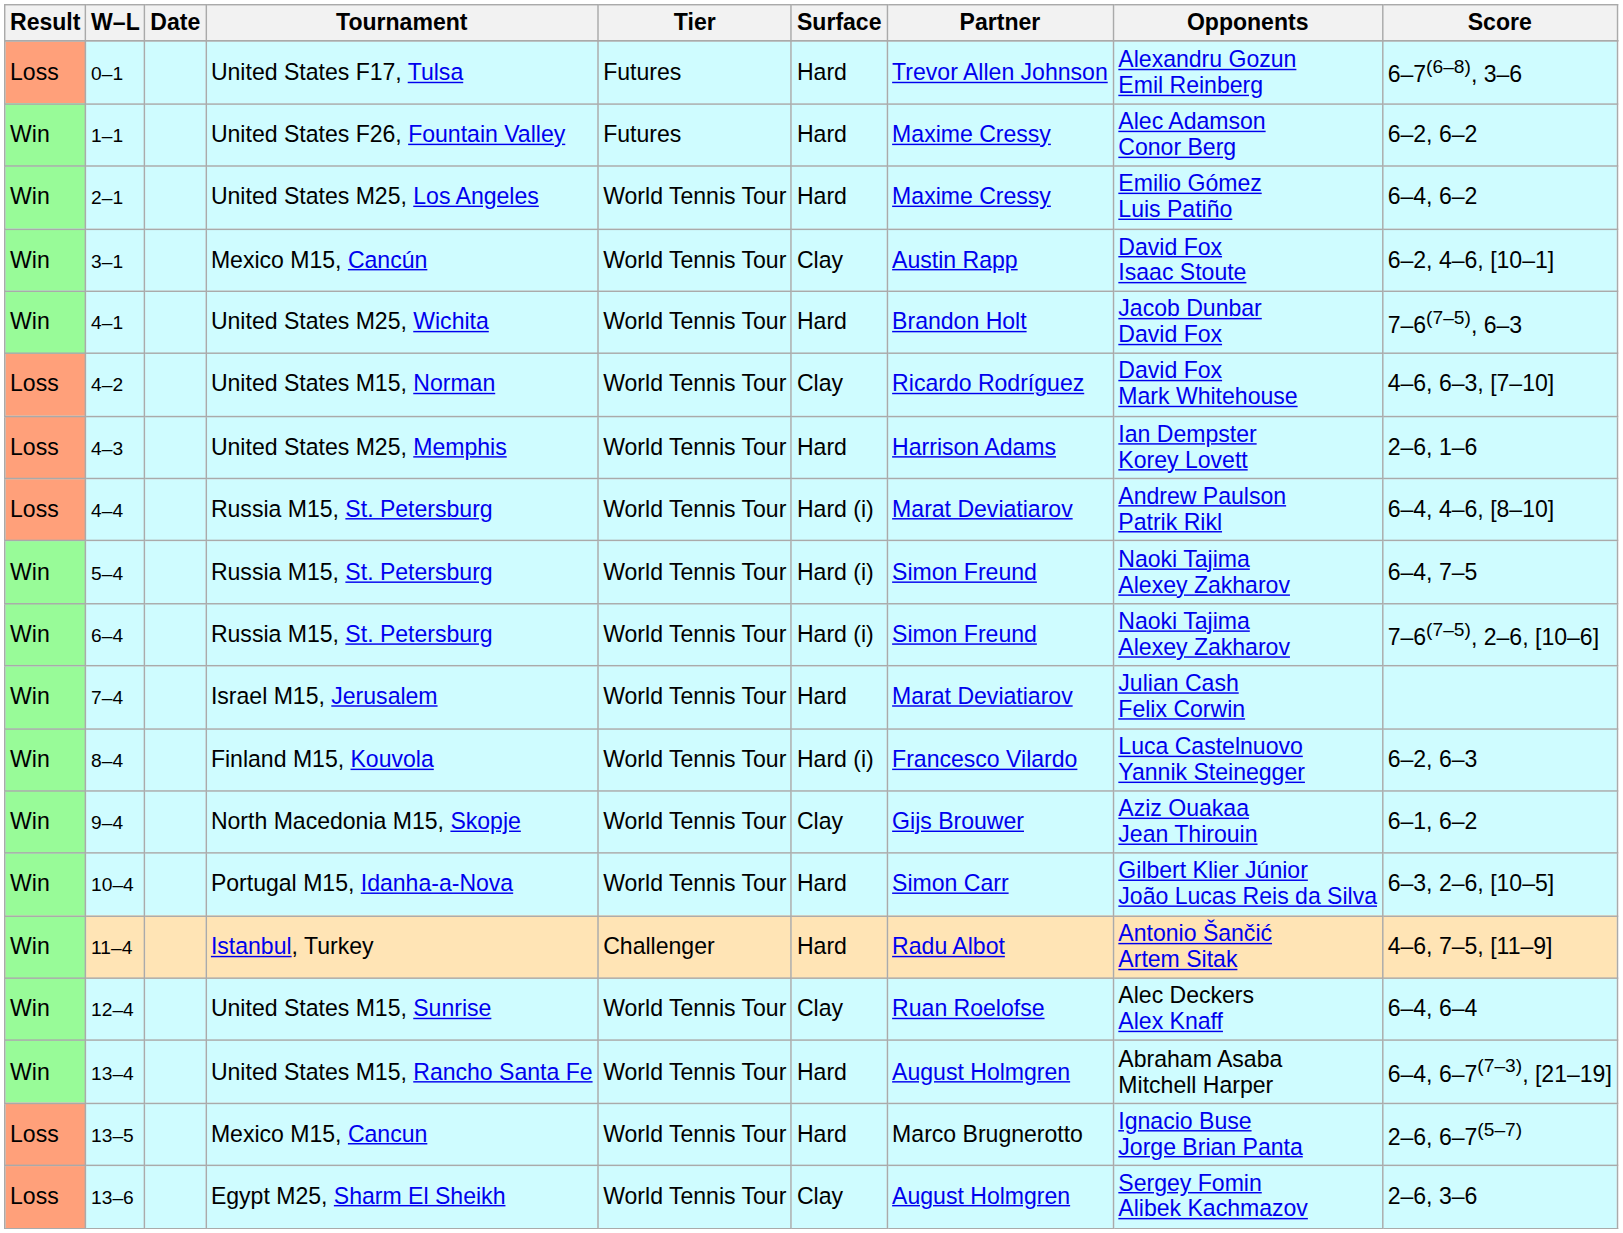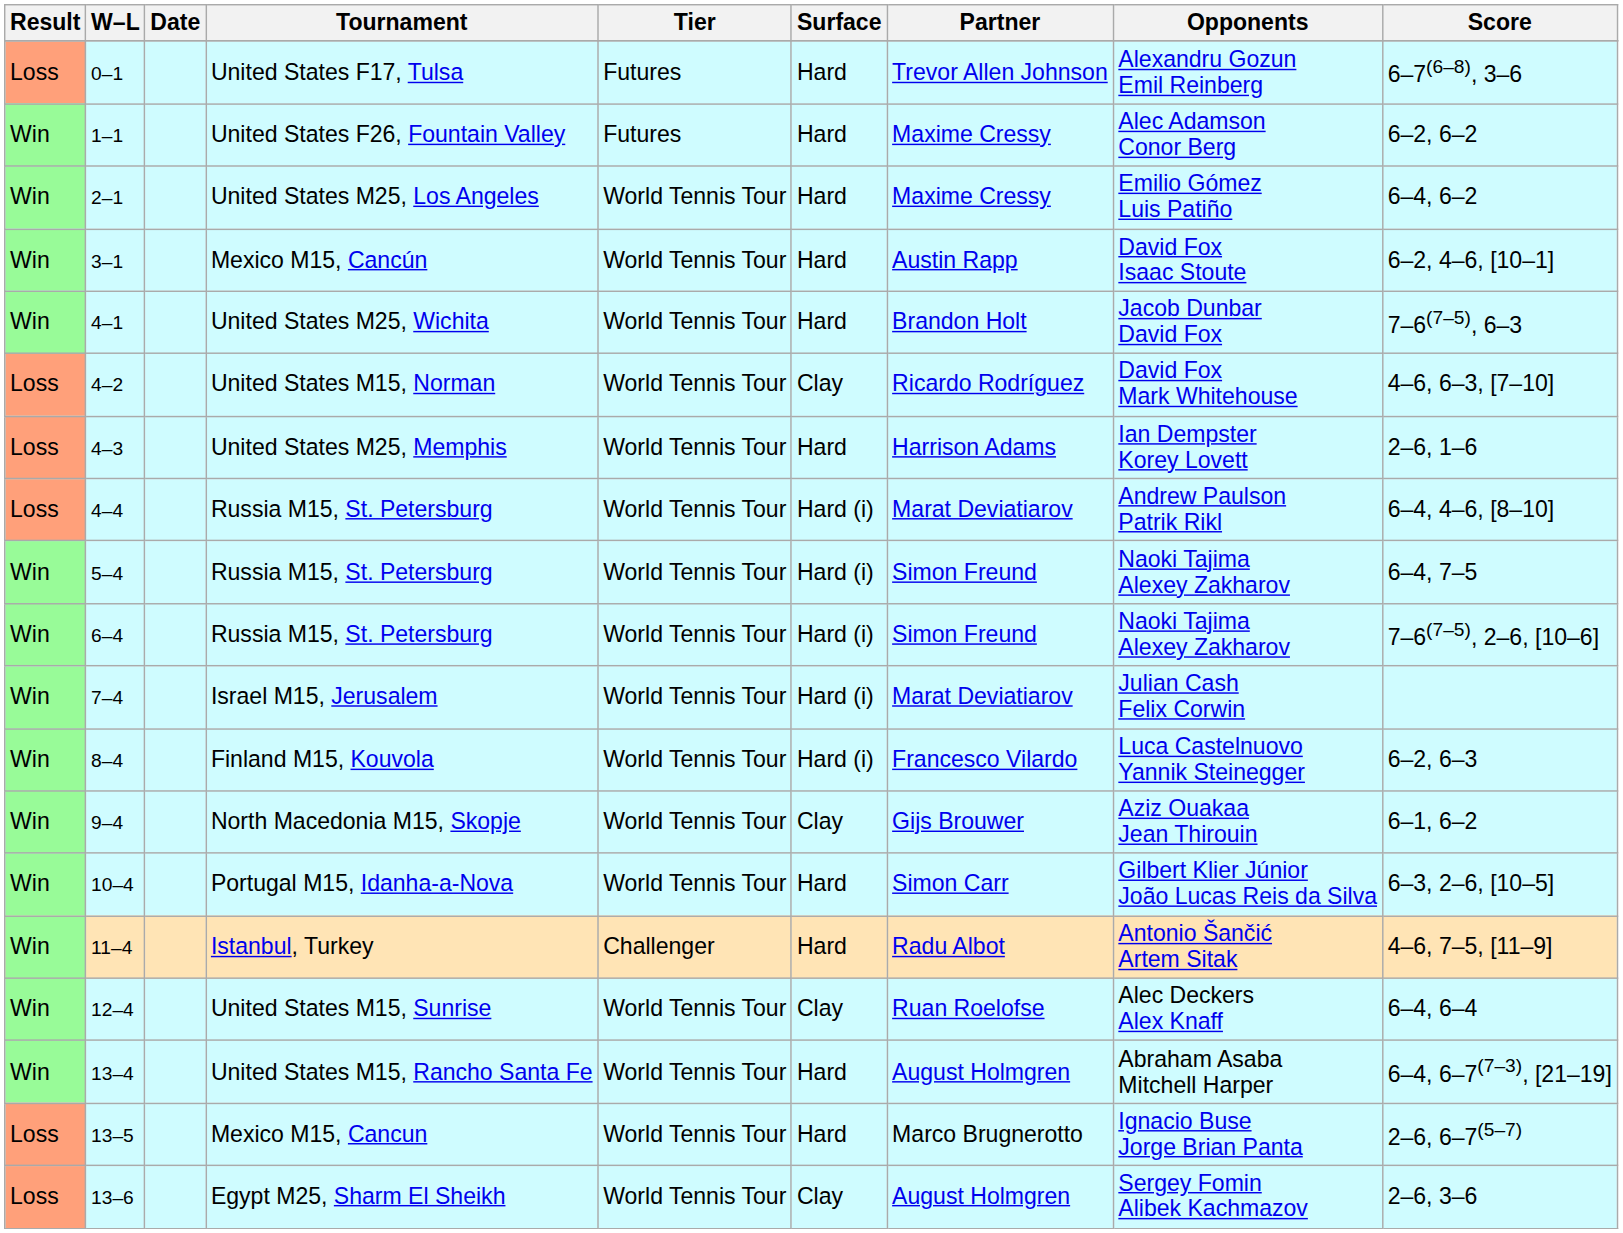(820, 259) Clay -> (822, 259) Hard
(822, 696) Hard -> (835, 696) Hard (i)
